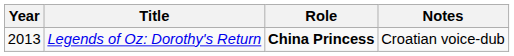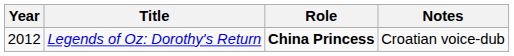(24, 39) 2013 -> (24, 39) 2012
